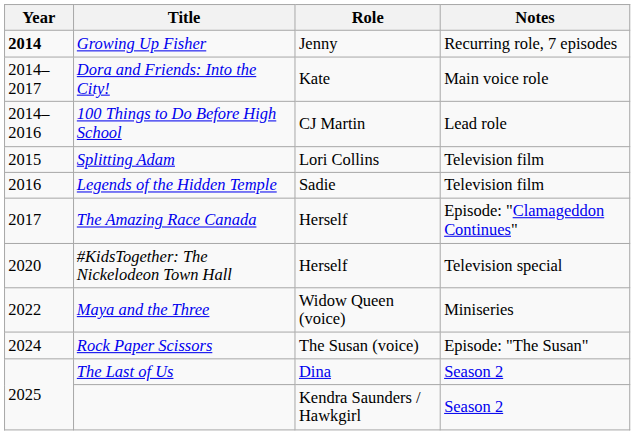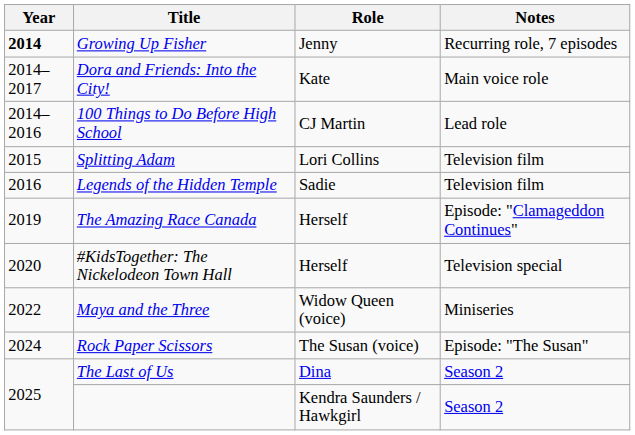(25, 220) 2017 -> (25, 220) 2019
